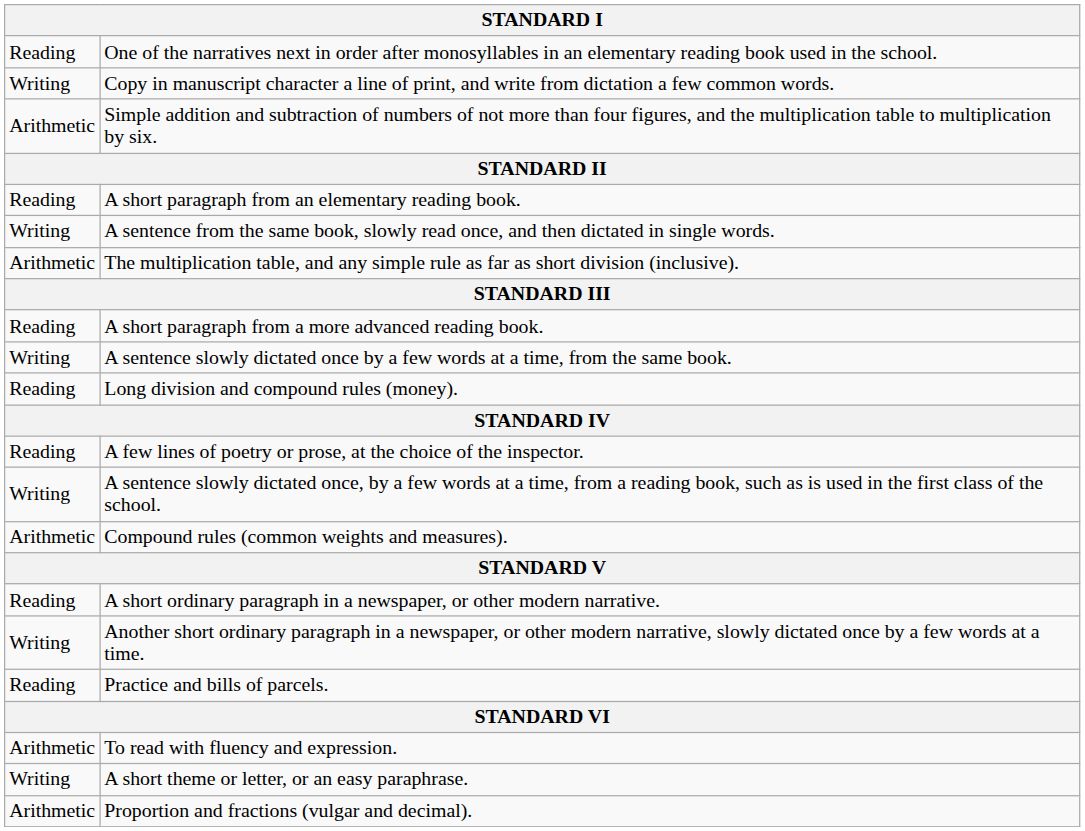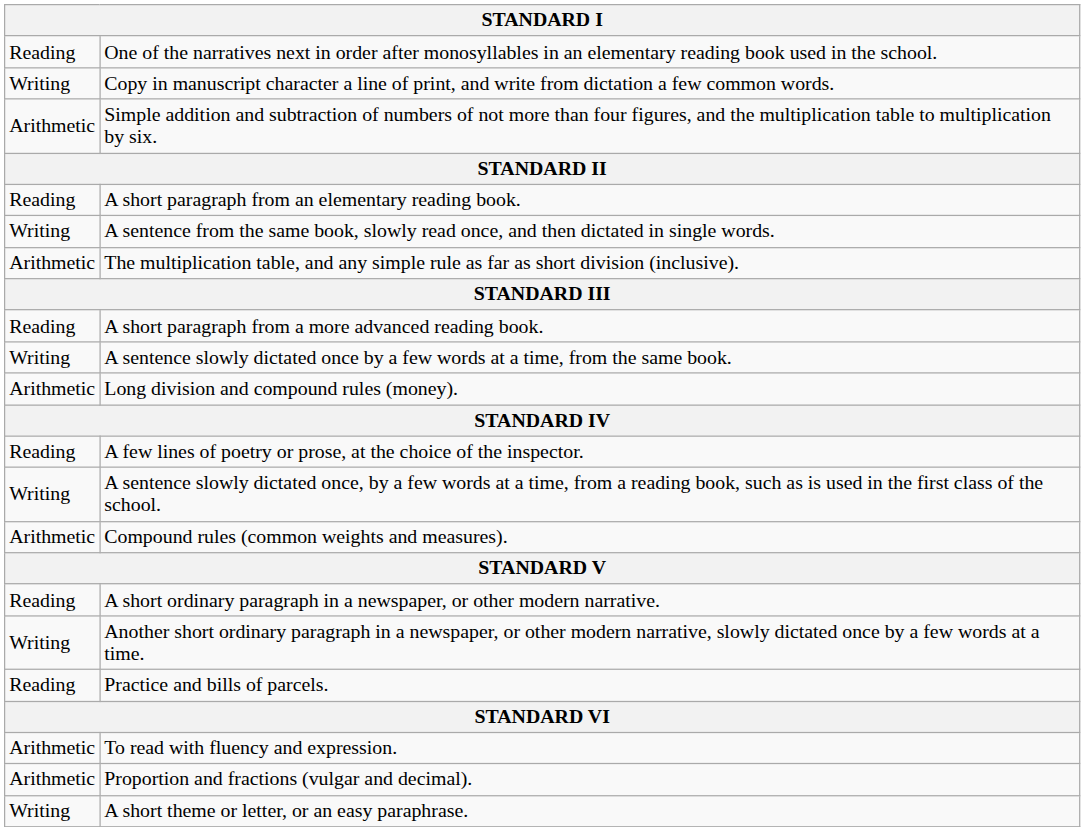(42, 388) Reading -> (52, 388) Arithmetic
rows swapped: (286, 779) <-> (288, 810)
